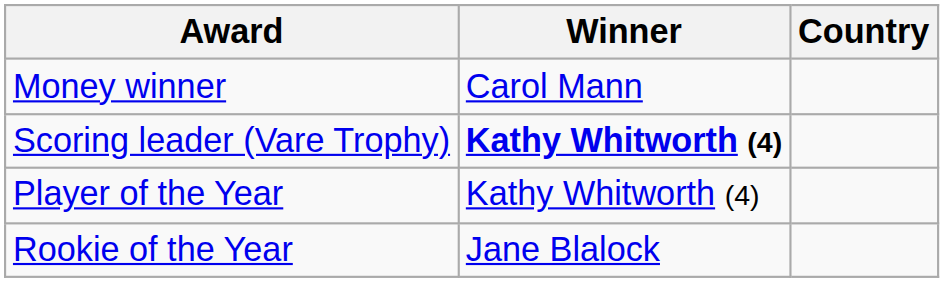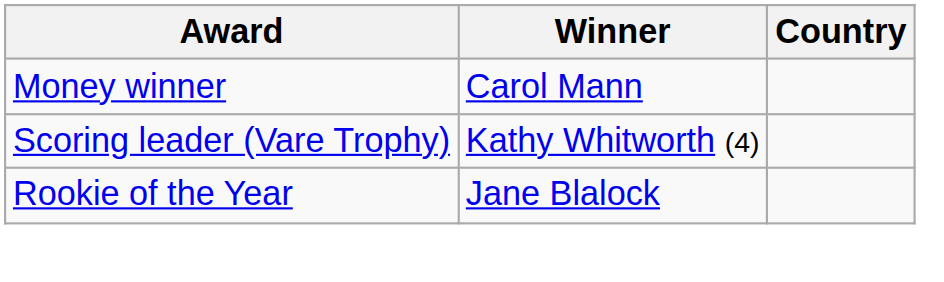(624, 140) bold -> (613, 140) normal
- row: (148, 194)
